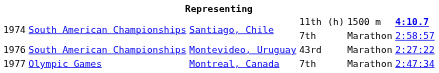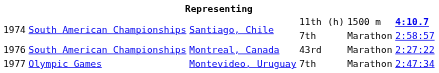(243, 50) Montevideo, Uruguay -> (234, 50) Montreal, Canada
(234, 63) Montreal, Canada -> (243, 63) Montevideo, Uruguay
